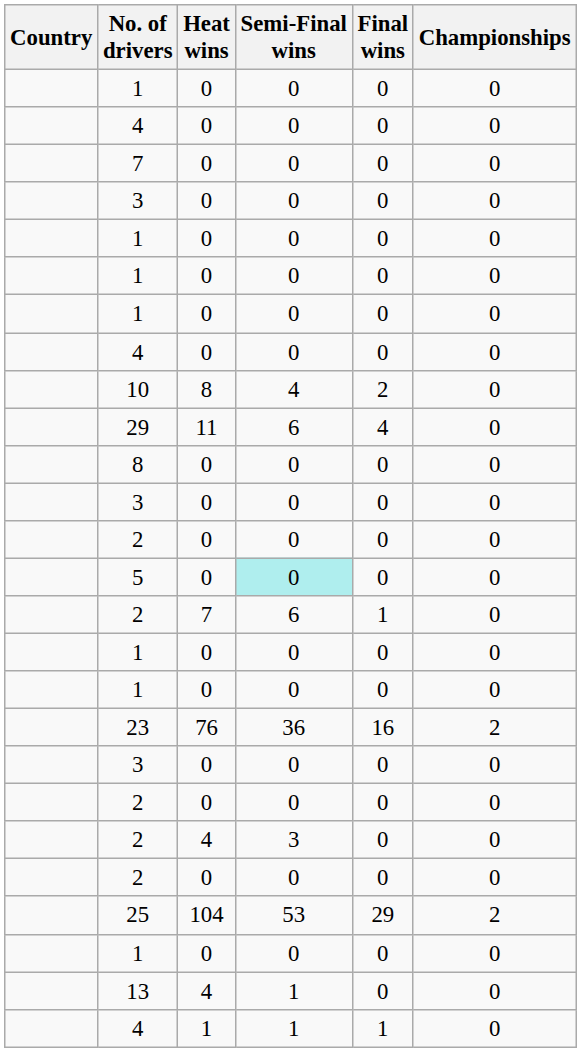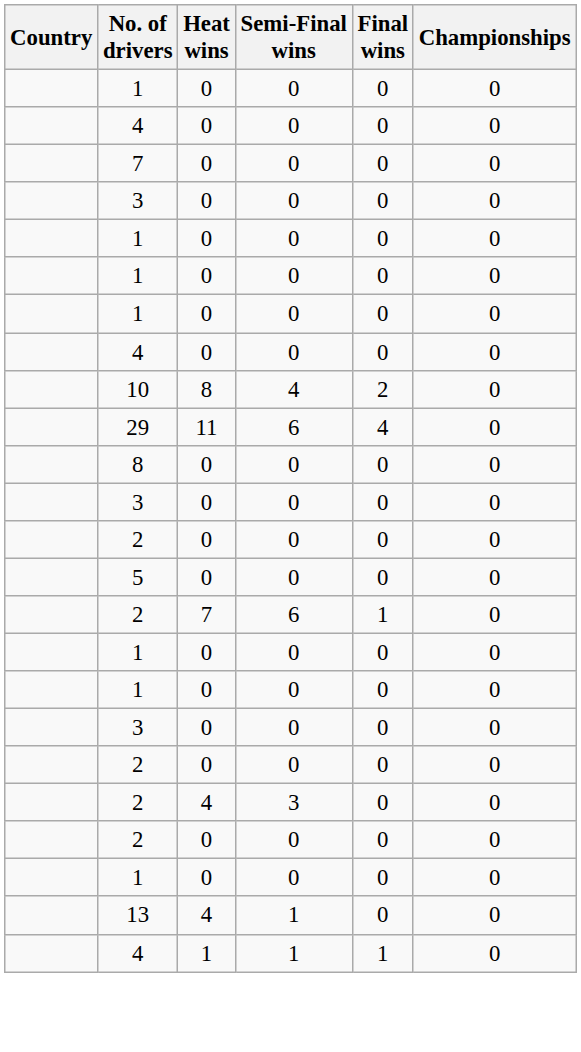(294, 576) paleturquoise background -> (294, 576) no background
- row: (138, 727)
- row: (138, 915)
